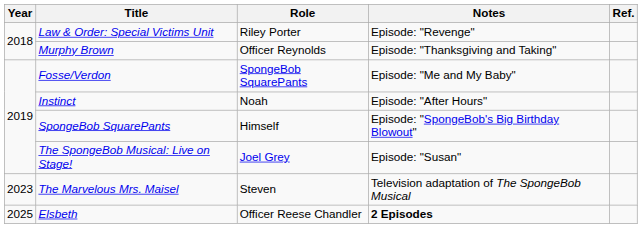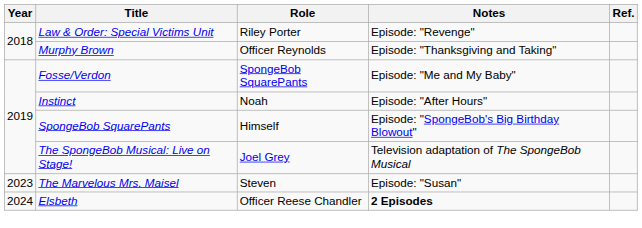(416, 157) Episode: "Susan" -> (476, 157) Television adaptation of The SpongeBob Musical
(476, 189) Television adaptation of The SpongeBob Musical -> (416, 182) Episode: "Susan"
(20, 214) 2025 -> (20, 201) 2024
